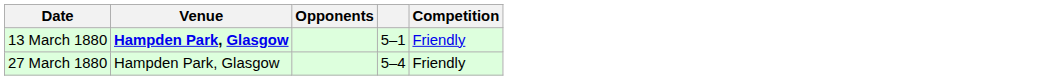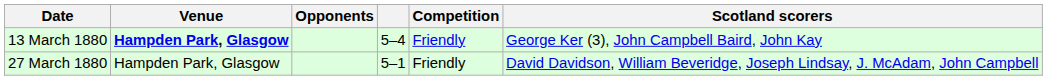+ column: (772, 16)
(393, 39) 5–1 -> (393, 39) 5–4
(393, 63) 5–4 -> (393, 63) 5–1
